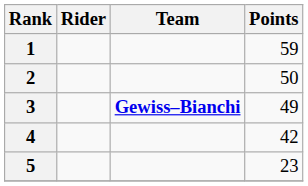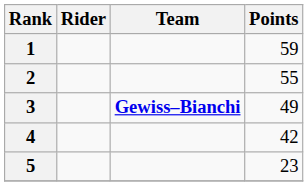(289, 78) 50 -> (289, 78) 55
